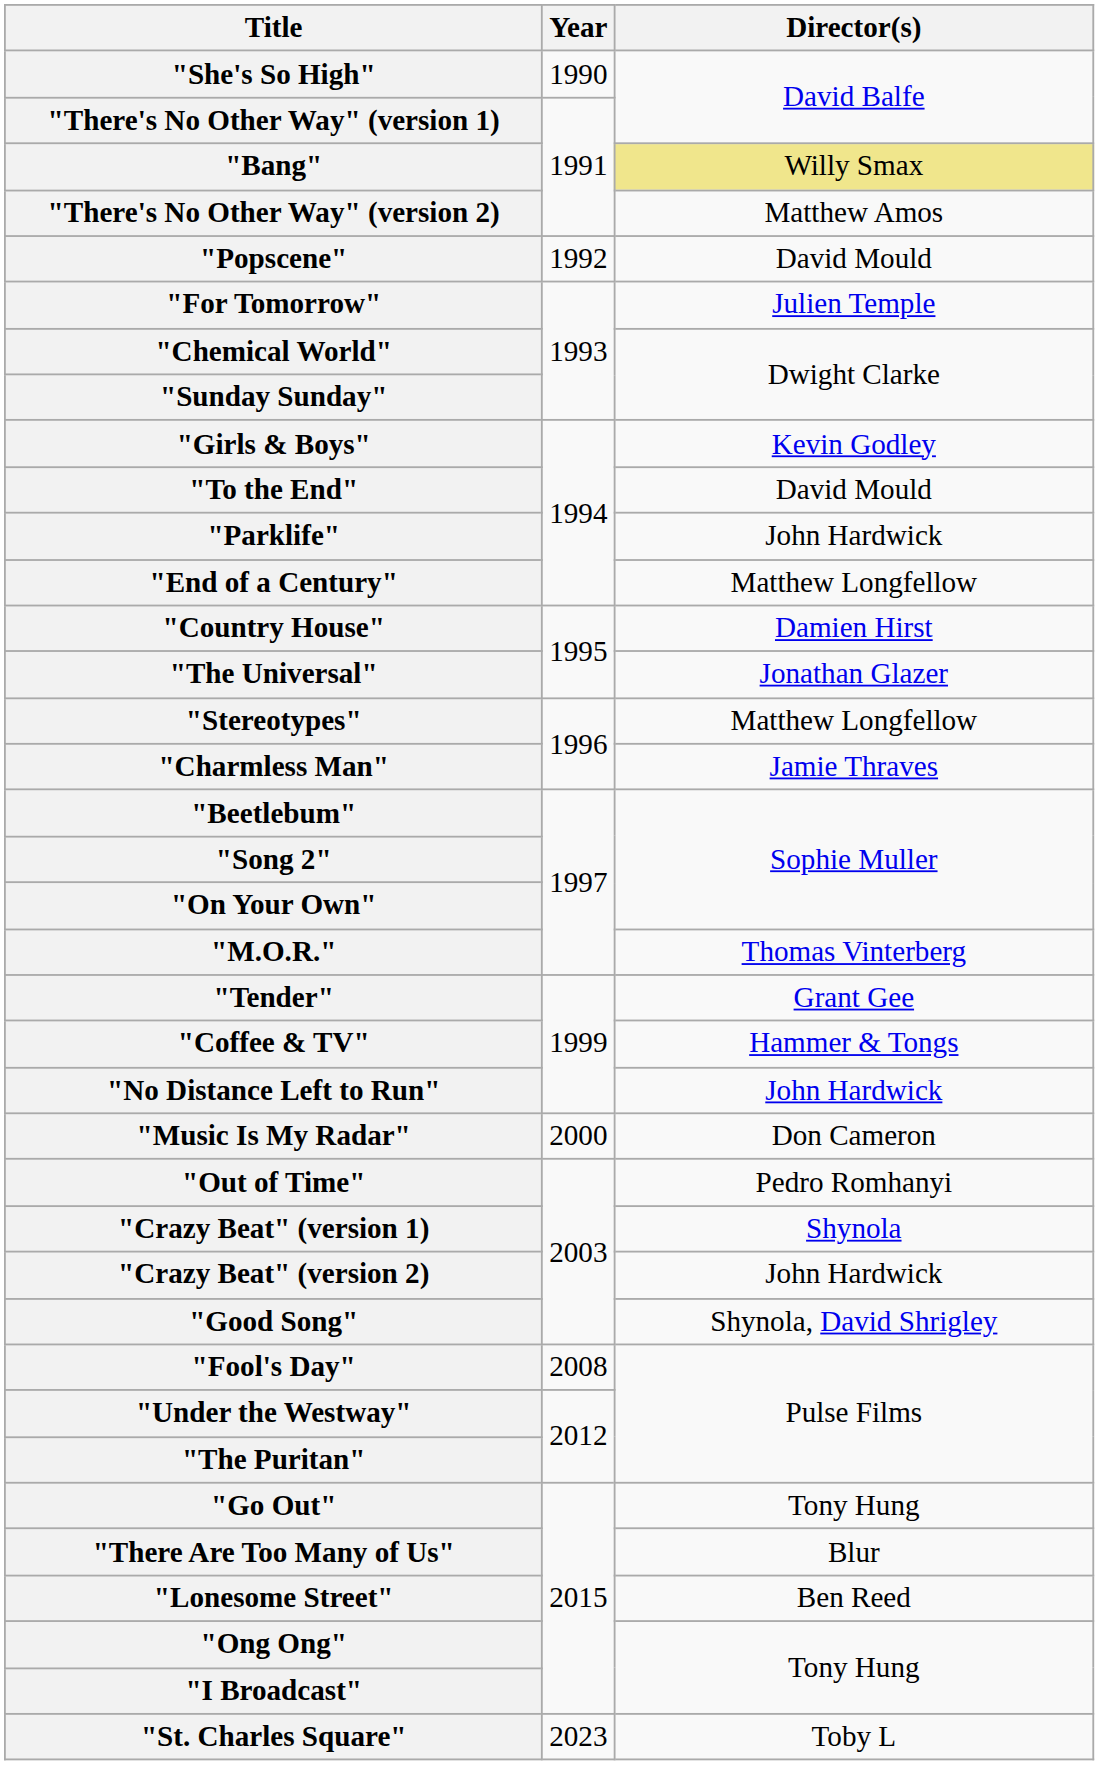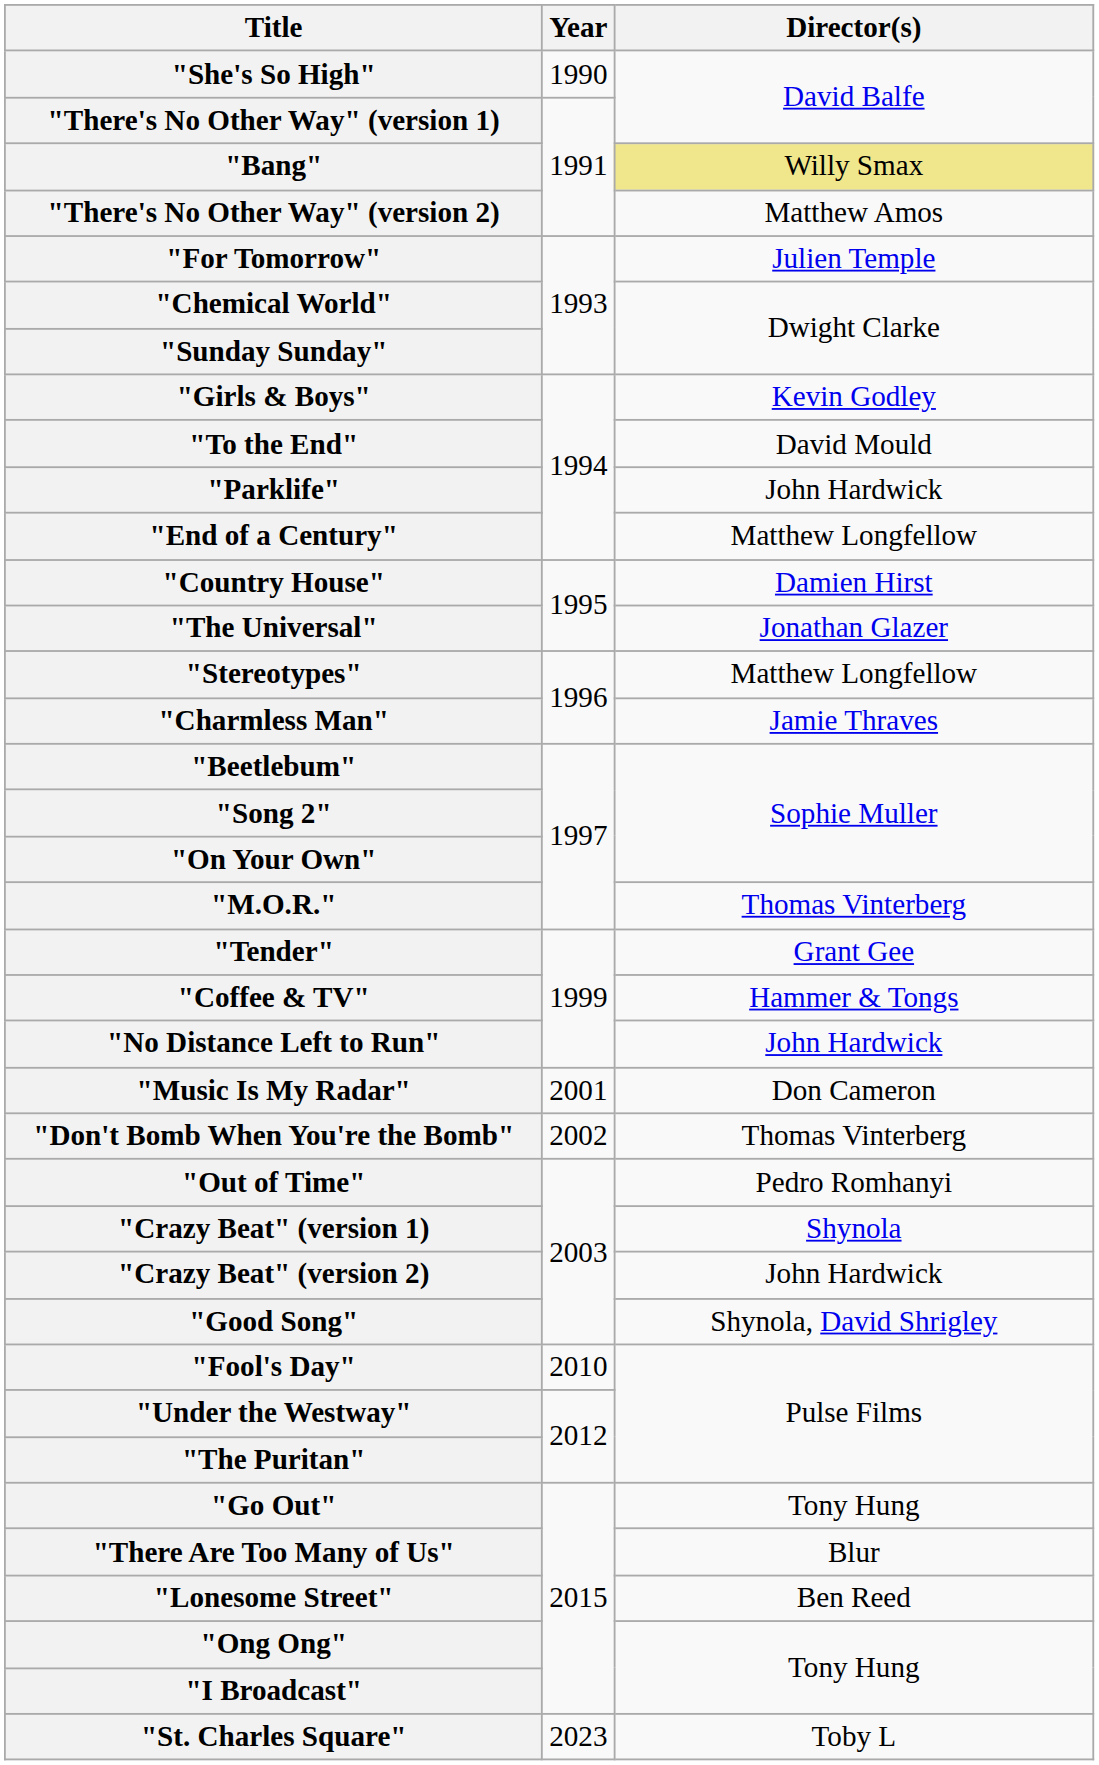- row: (274, 258)
(578, 1135) 2000 -> (578, 1089) 2001
+ row: (274, 1135)
(578, 1366) 2008 -> (578, 1366) 2010
